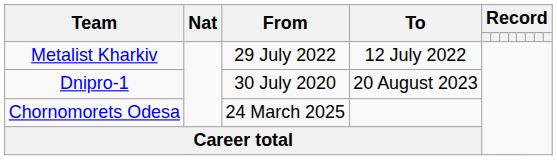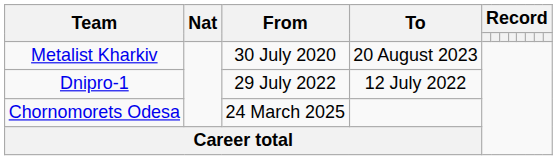(285, 55) 29 July 2022 -> (285, 55) 30 July 2020
(415, 55) 12 July 2022 -> (415, 55) 20 August 2023
(285, 83) 30 July 2020 -> (285, 83) 29 July 2022
(415, 83) 20 August 2023 -> (415, 83) 12 July 2022
